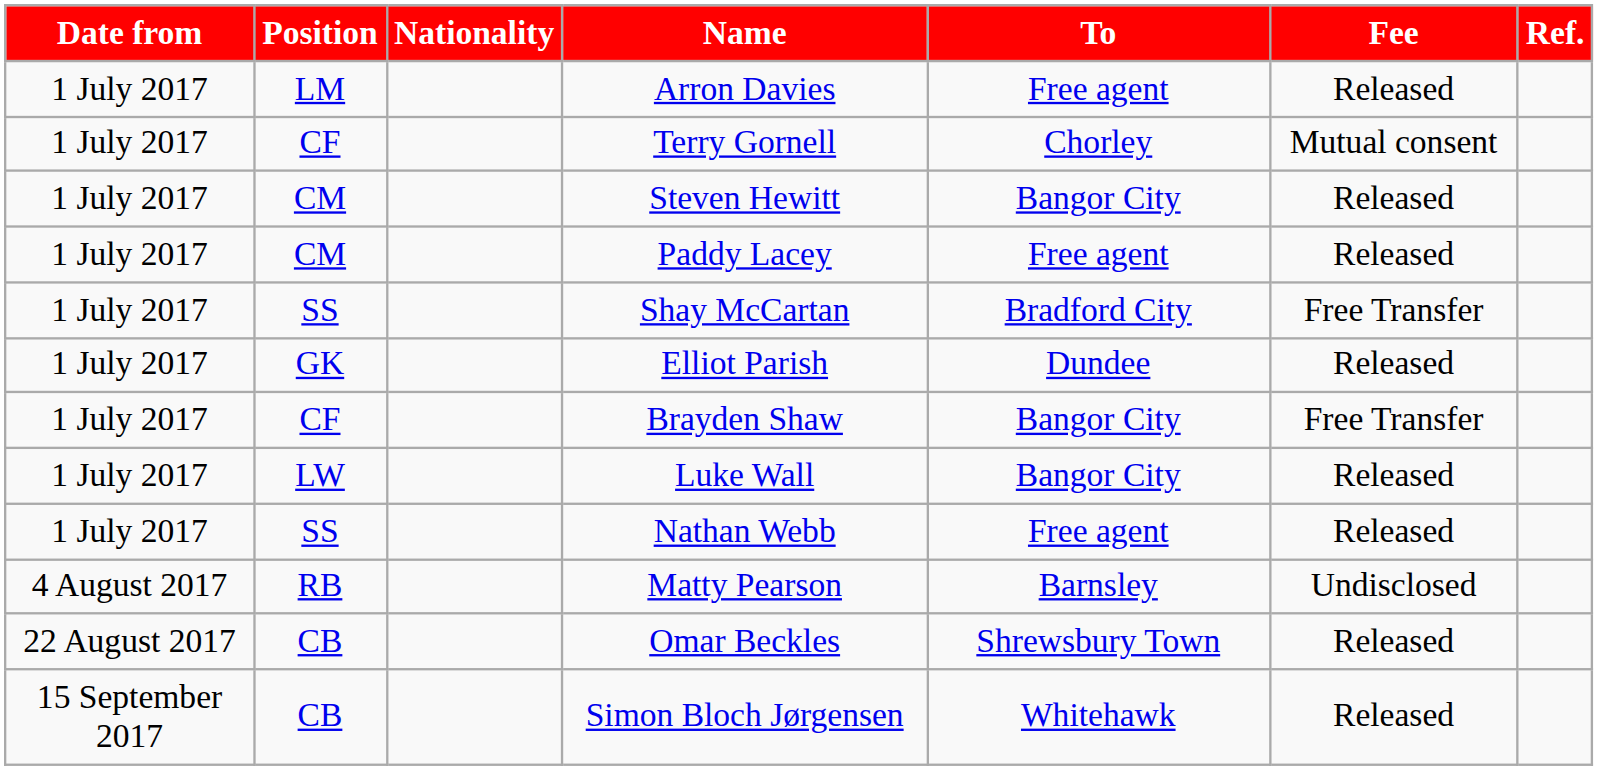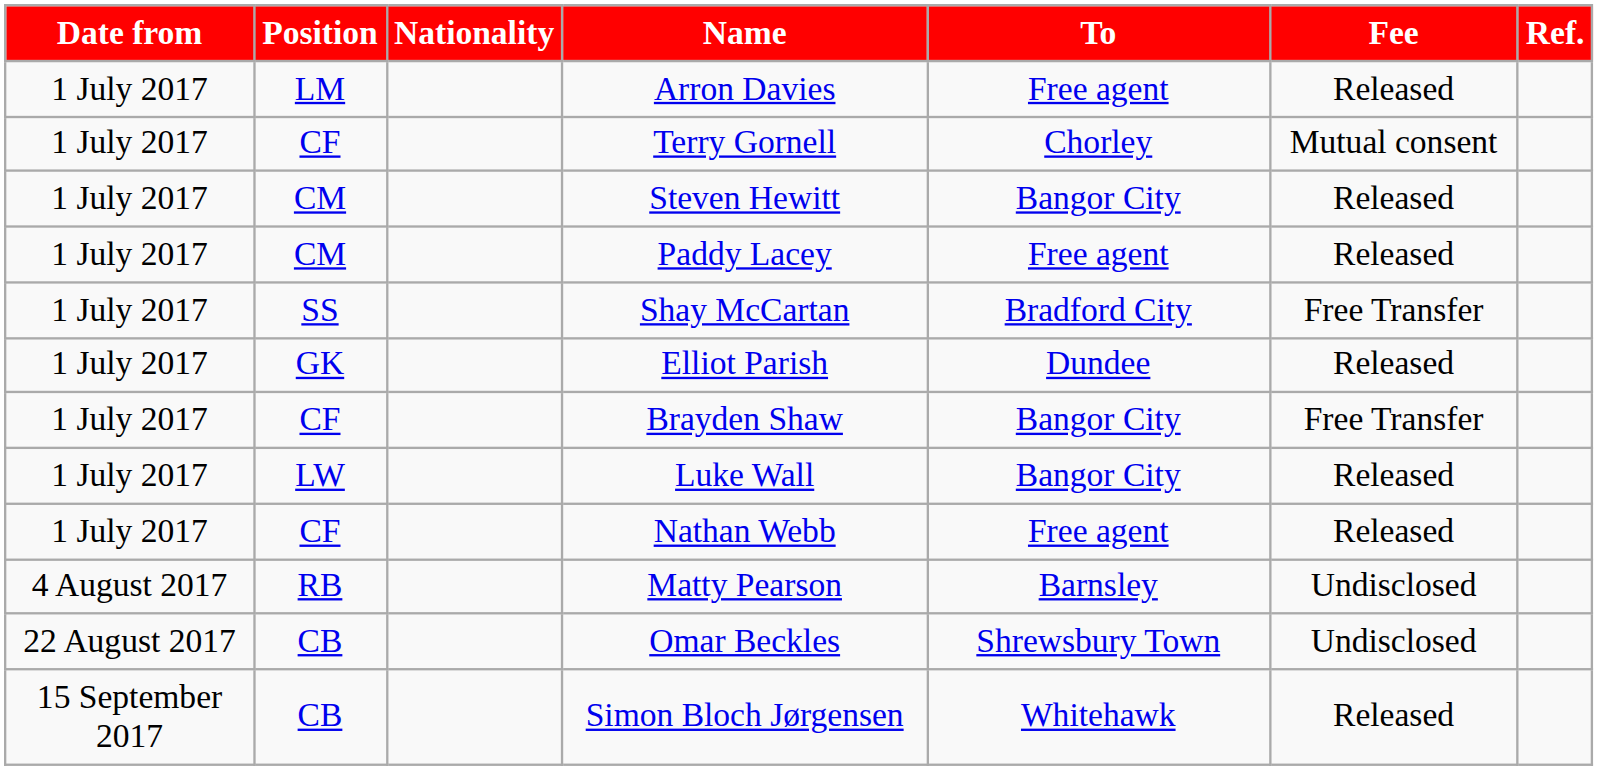(320, 530) SS -> (320, 530) CF
(1394, 641) Released -> (1394, 641) Undisclosed
